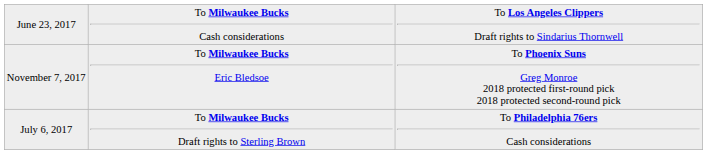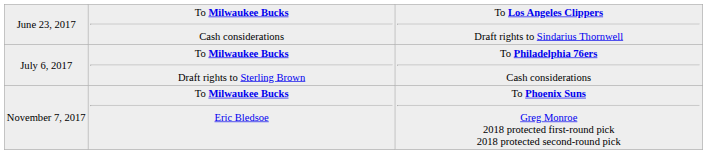rows swapped: (46, 129) <-> (46, 77)
